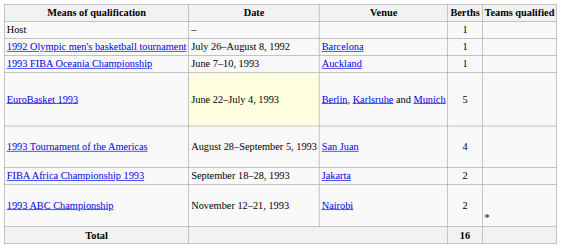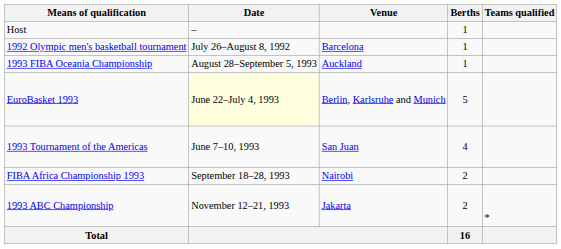(225, 64) June 7–10, 1993 -> (254, 64) August 28–September 5, 1993
(254, 147) August 28–September 5, 1993 -> (225, 147) June 7–10, 1993
(336, 176) Jakarta -> (337, 176) Nairobi
(337, 205) Nairobi -> (336, 205) Jakarta
